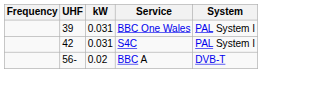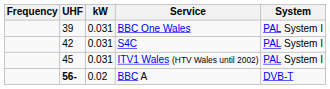+ row: (188, 60)
(70, 60) normal -> (70, 76) bold
